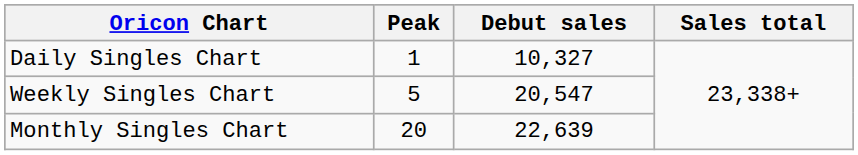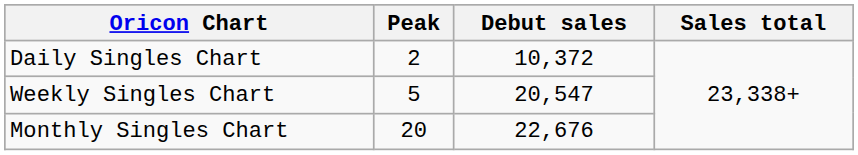(414, 59) 1 -> (414, 59) 2
(554, 59) 10,327 -> (554, 59) 10,372
(554, 131) 22,639 -> (554, 131) 22,676
